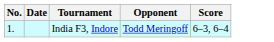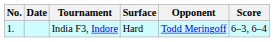+ column: (139, 12)
